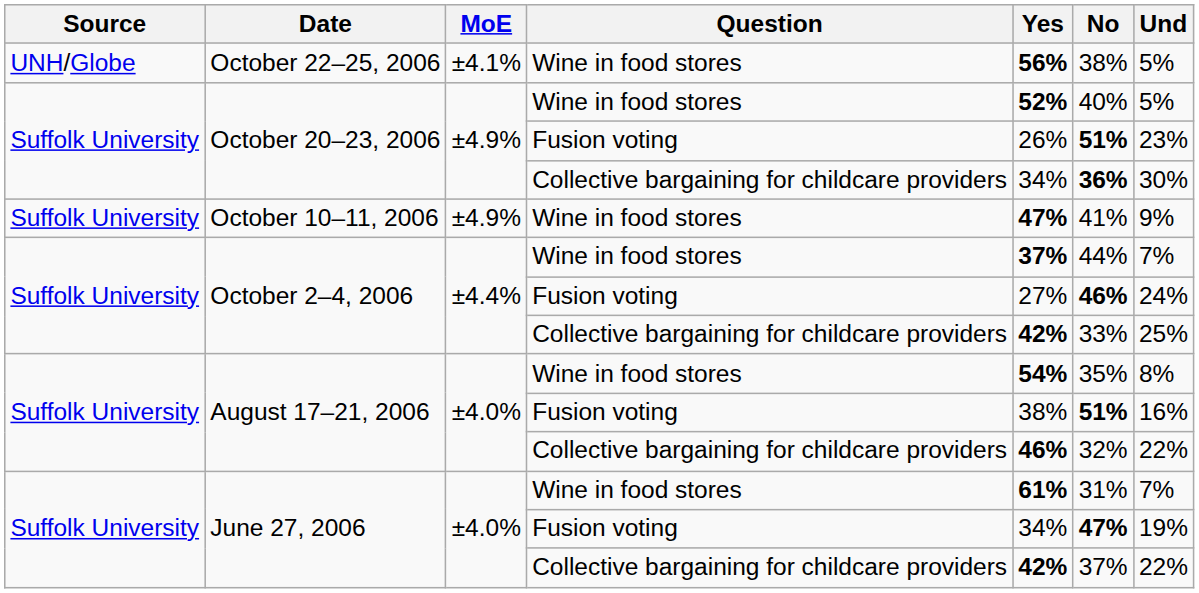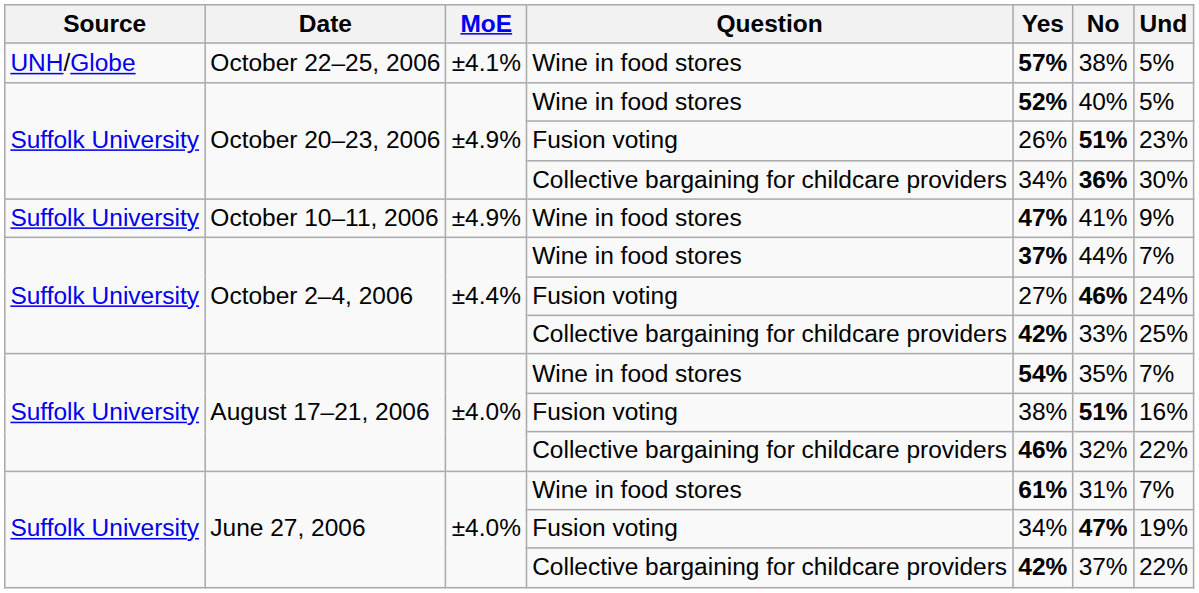(1043, 62) 56% -> (1043, 62) 57%
(1157, 373) 8% -> (1157, 373) 7%
